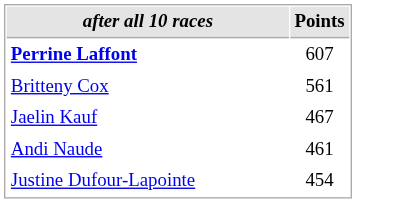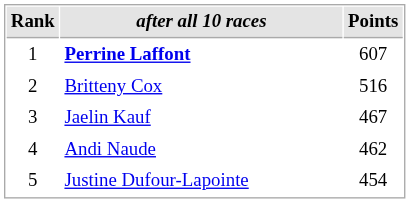+ column: (33, 21)
(320, 86) 561 -> (373, 86) 516
(320, 149) 461 -> (373, 149) 462
